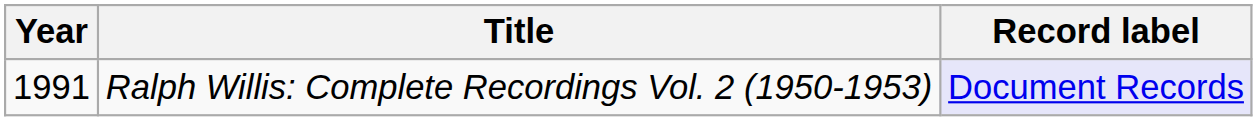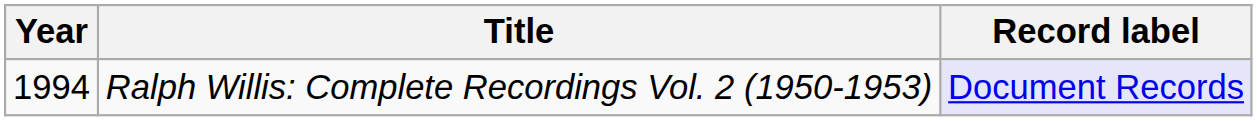(51, 86) 1991 -> (51, 86) 1994
